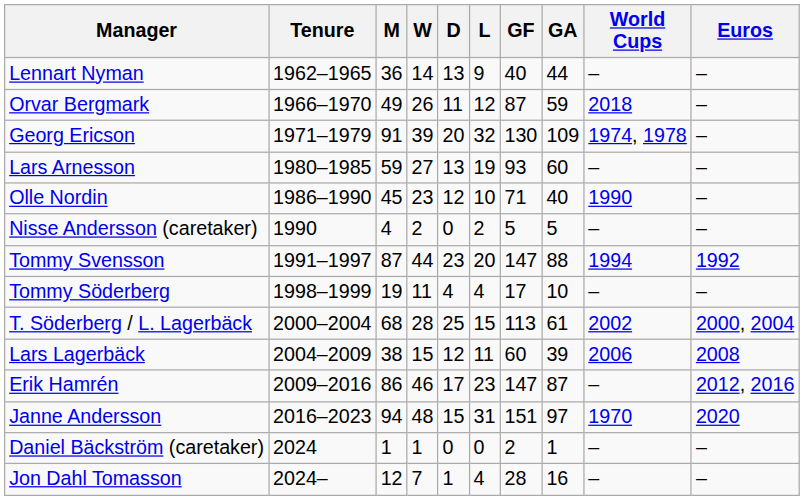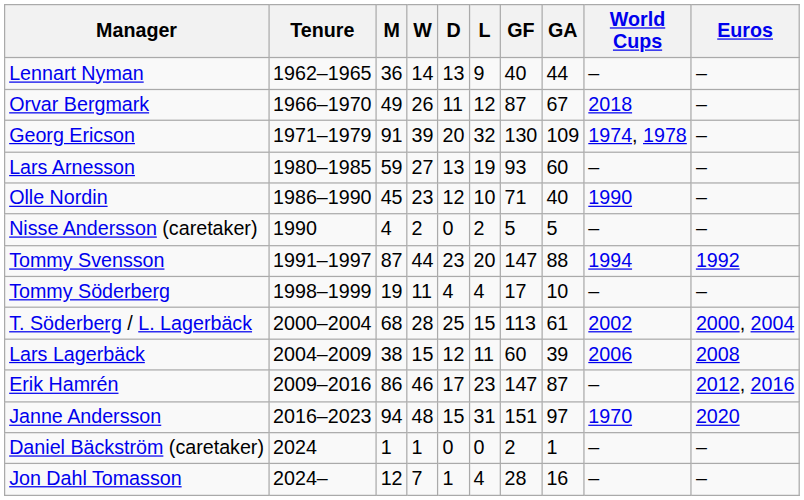(557, 104) 59 -> (557, 104) 67
